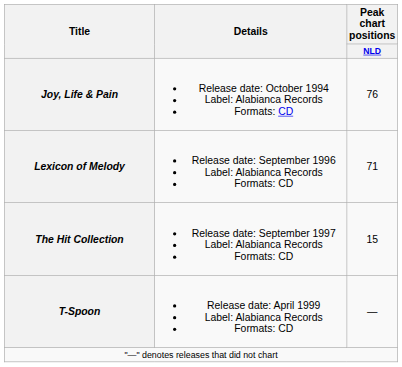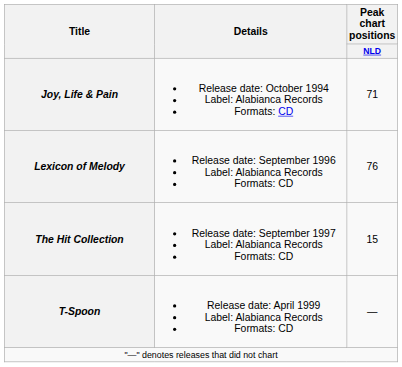(372, 94) 76 -> (372, 94) 71
(372, 166) 71 -> (372, 166) 76
